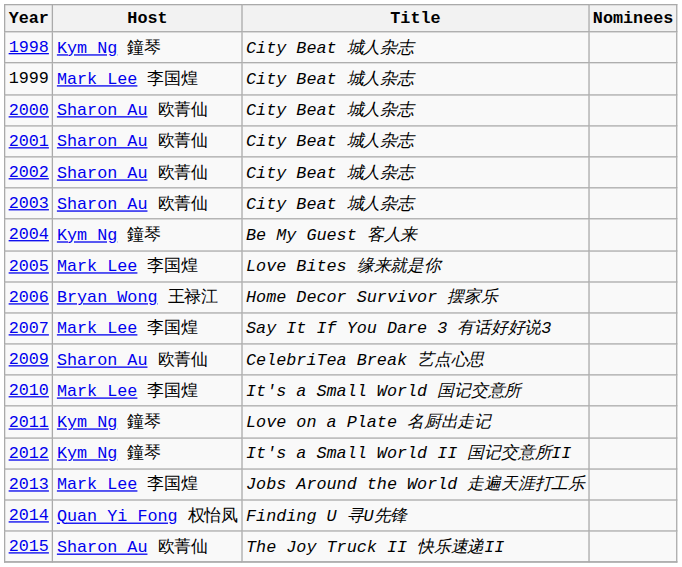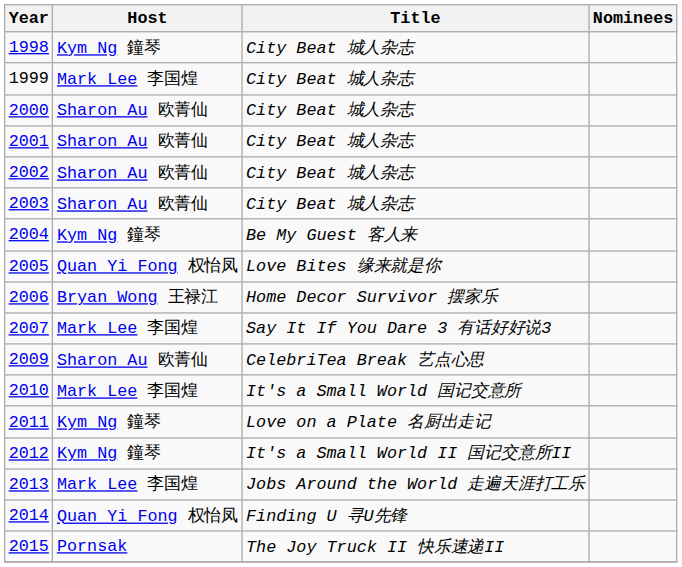(127, 267) Mark Lee 李国煌 -> (147, 267) Quan Yi Fong 权怡凤
(132, 547) Sharon Au 欧菁仙 -> (92, 547) Pornsak
